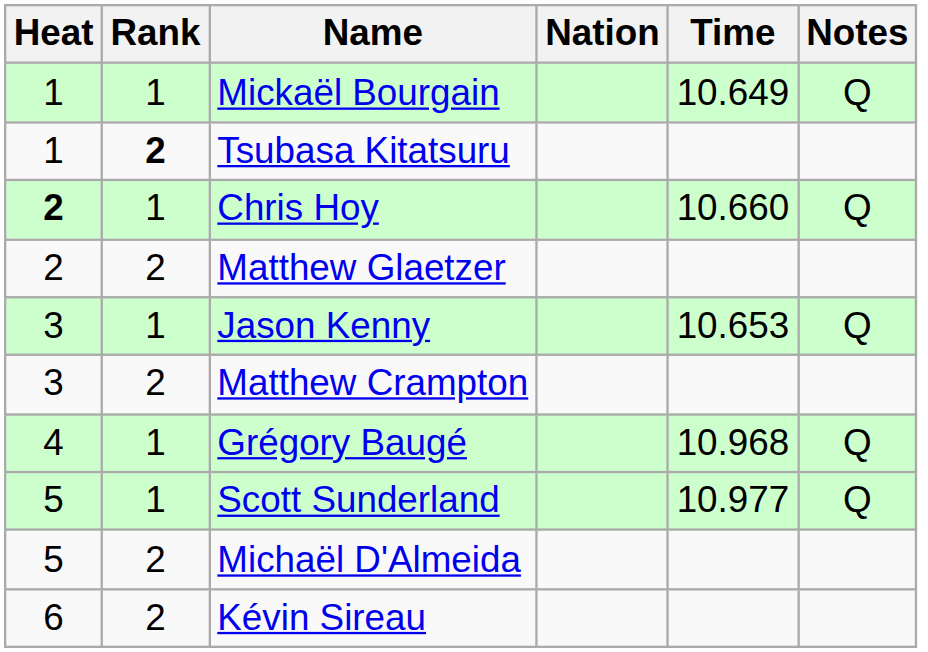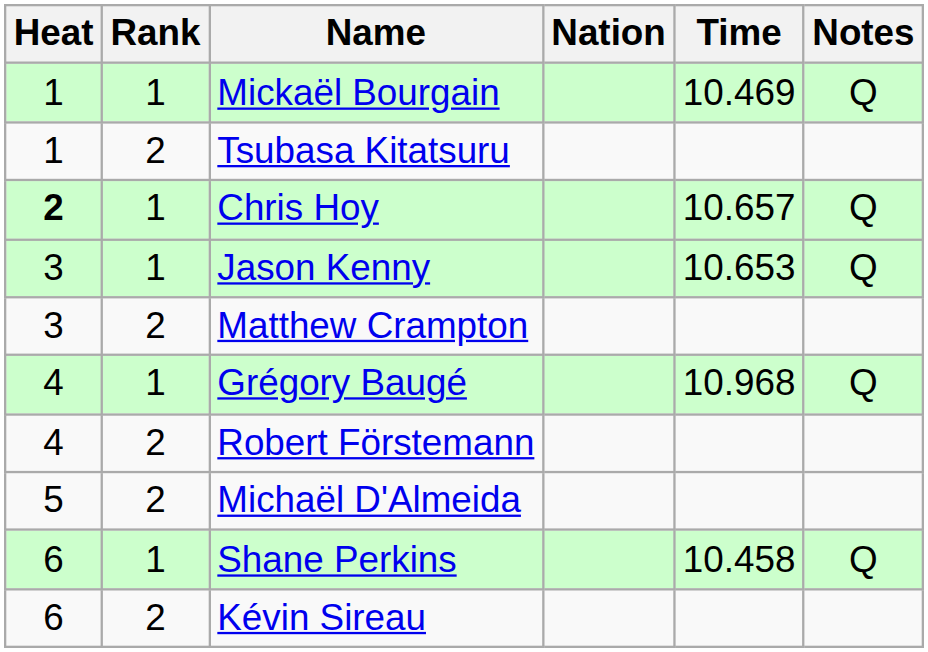(733, 92) 10.649 -> (739, 92) 10.469
(155, 150) bold -> (155, 150) normal
(733, 208) 10.660 -> (739, 208) 10.657
- row: (362, 267)
+ row: (376, 442)
- row: (358, 500)
+ row: (337, 558)
